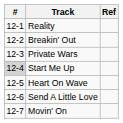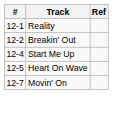- row: (53, 54)
(15, 68) lightgrey background -> (15, 54) no background
- row: (63, 97)
